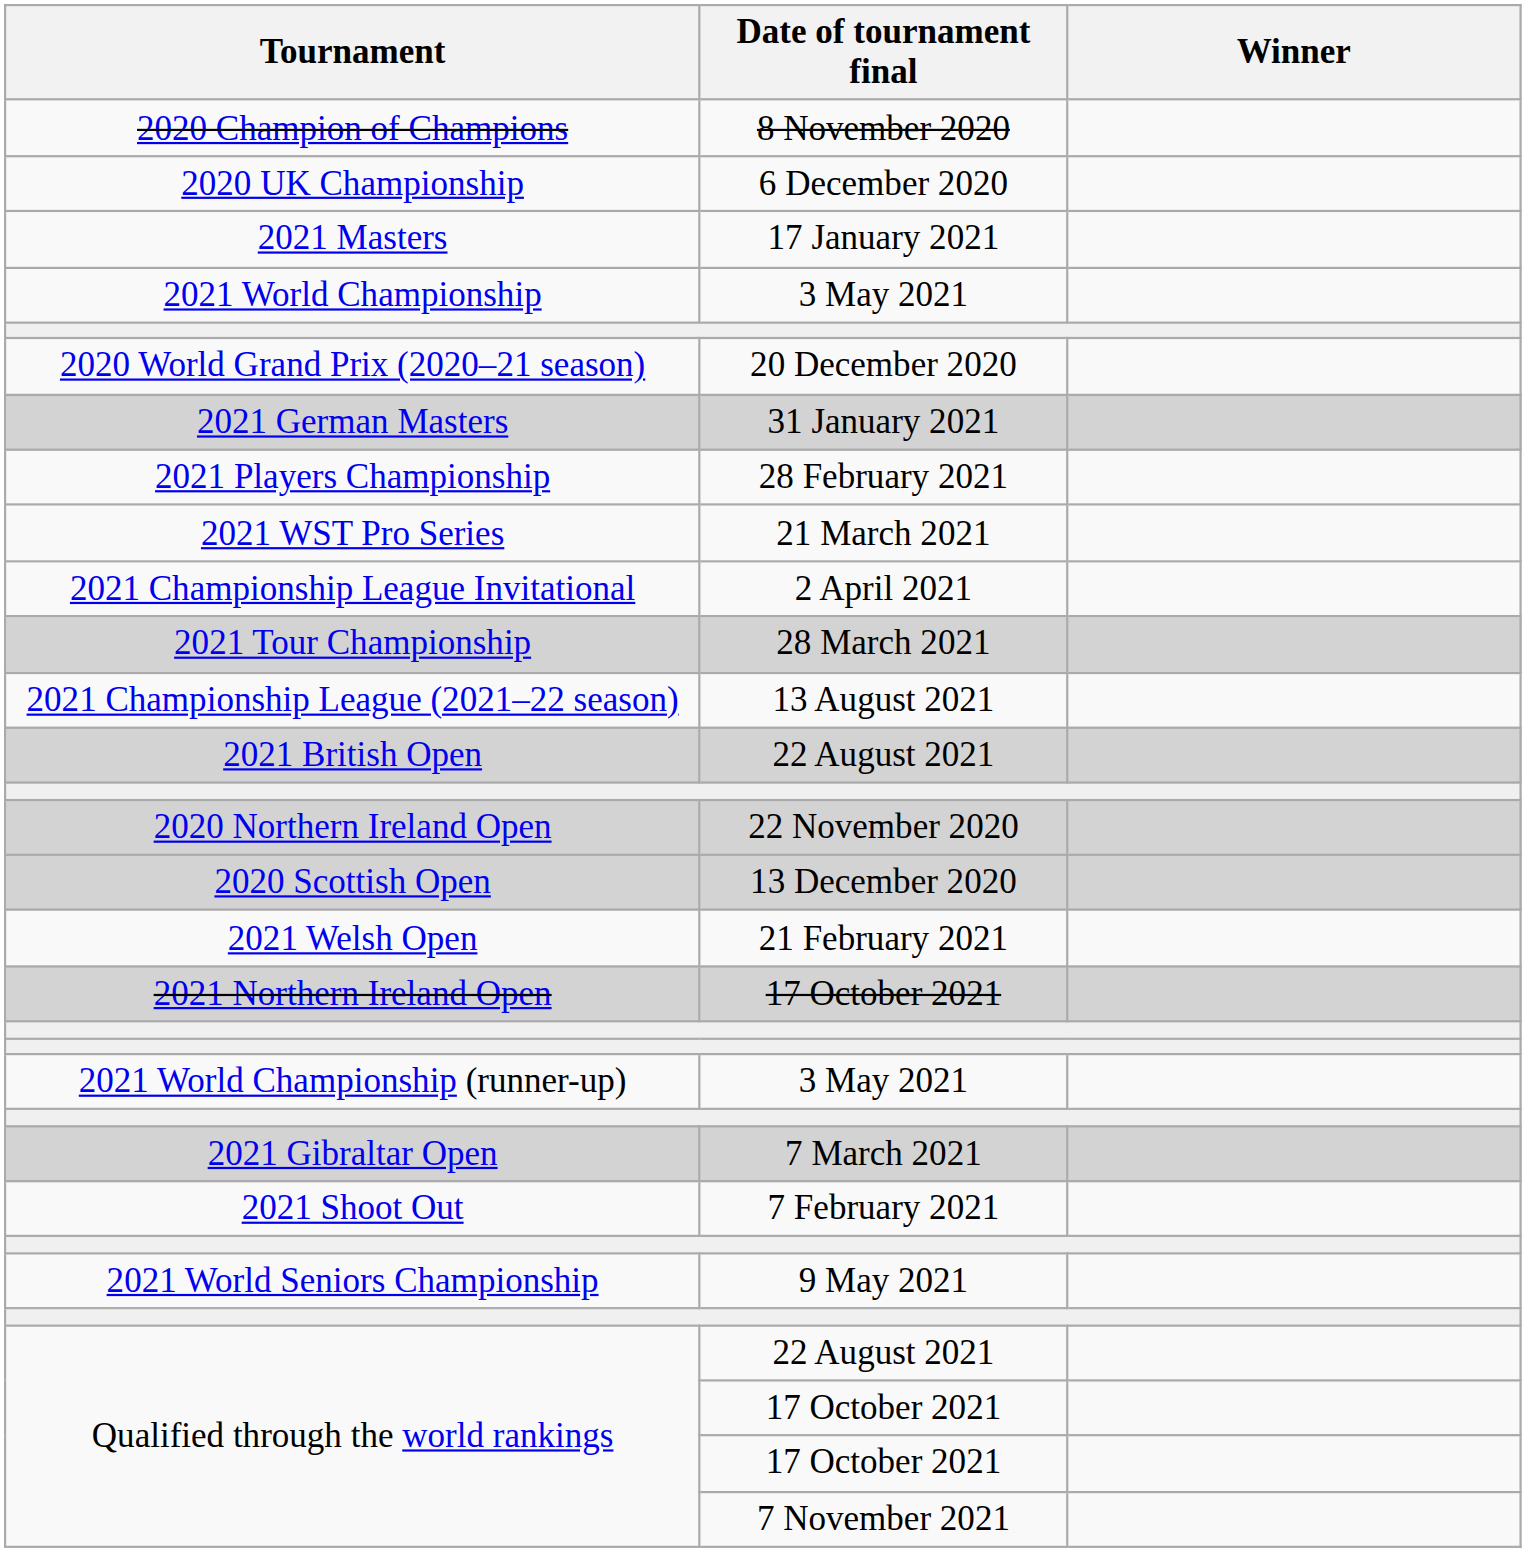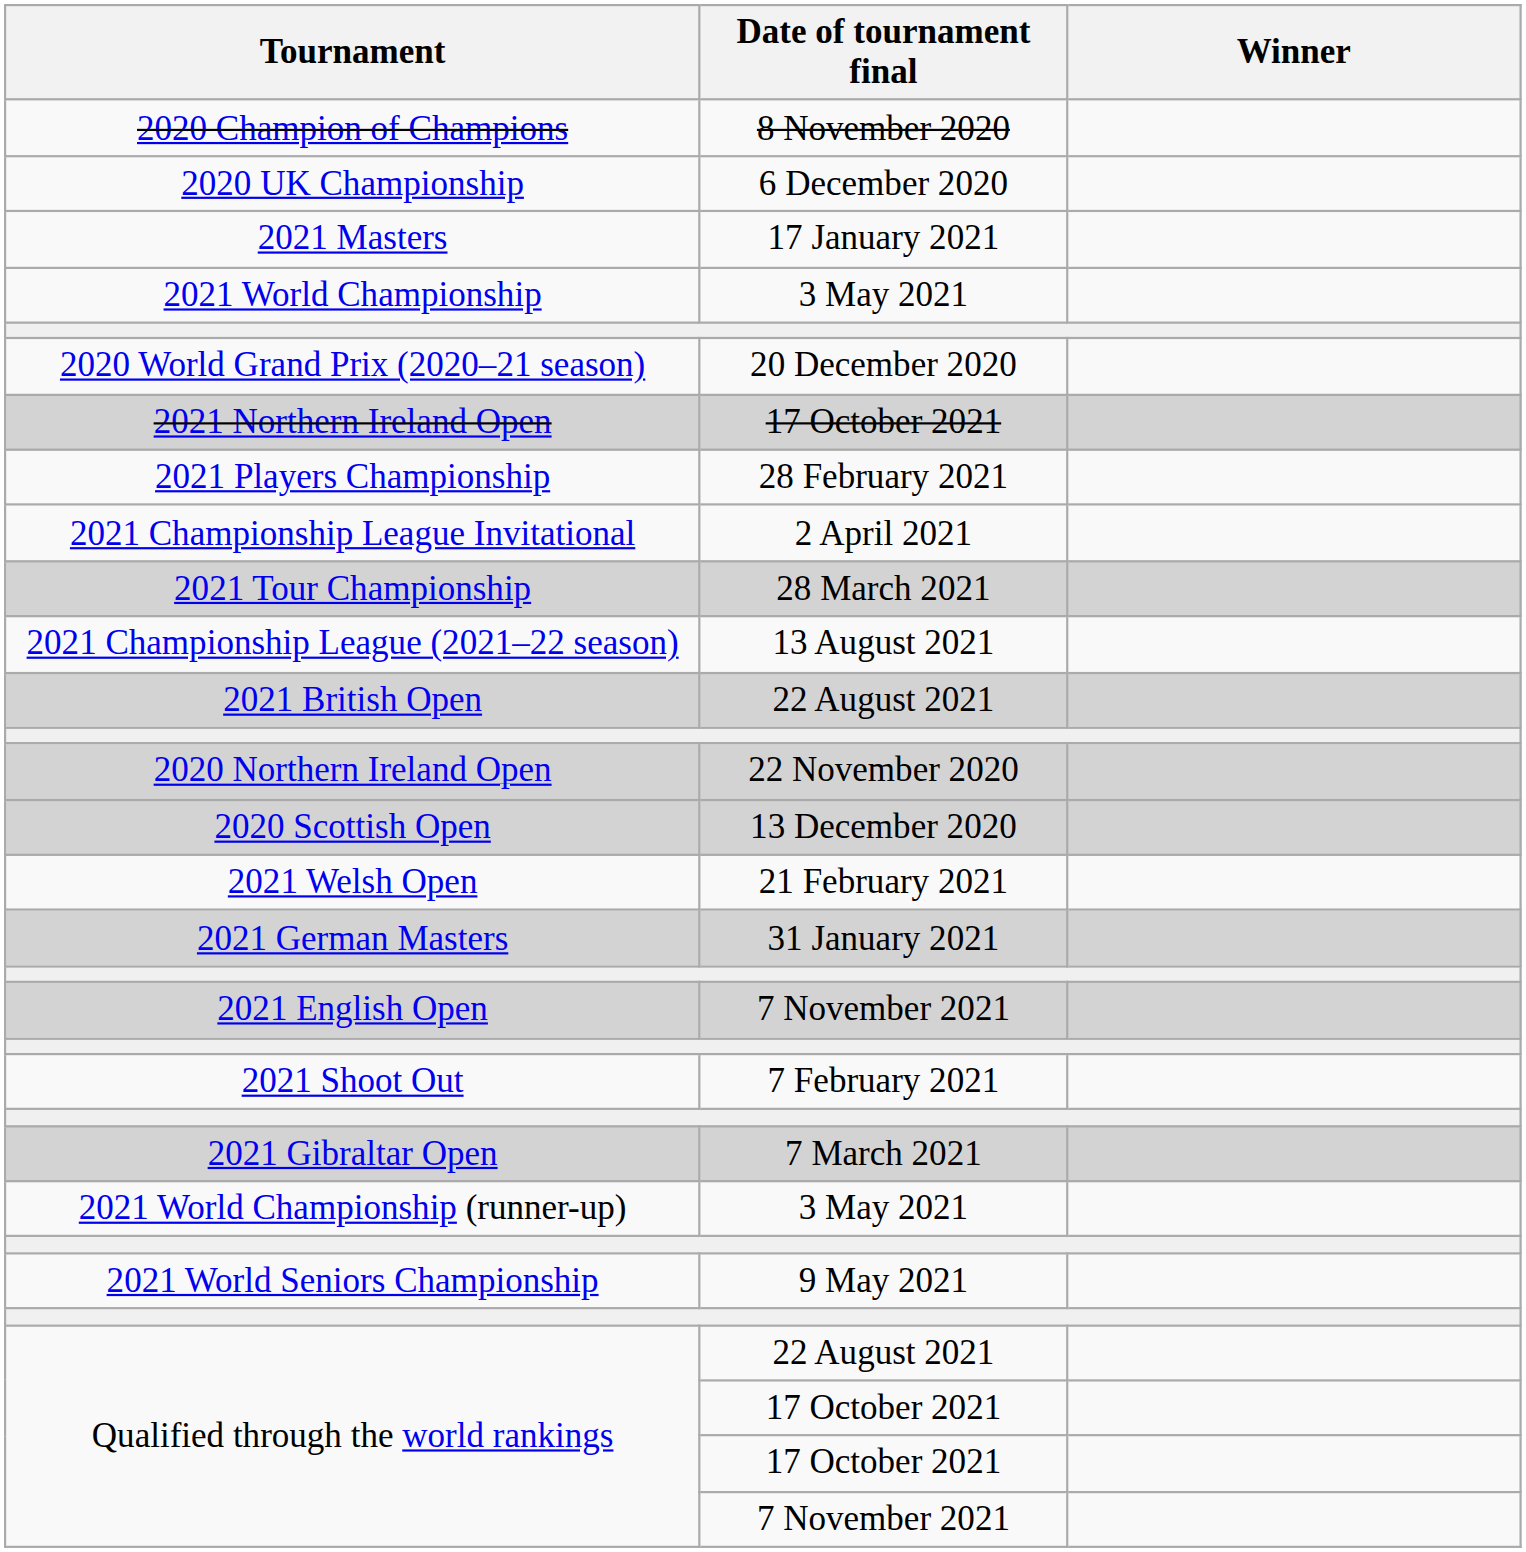rows swapped: (353, 421) <-> (353, 993)
- row: (353, 532)
+ row: (353, 1009)
rows swapped: (353, 1081) <-> (353, 1208)
